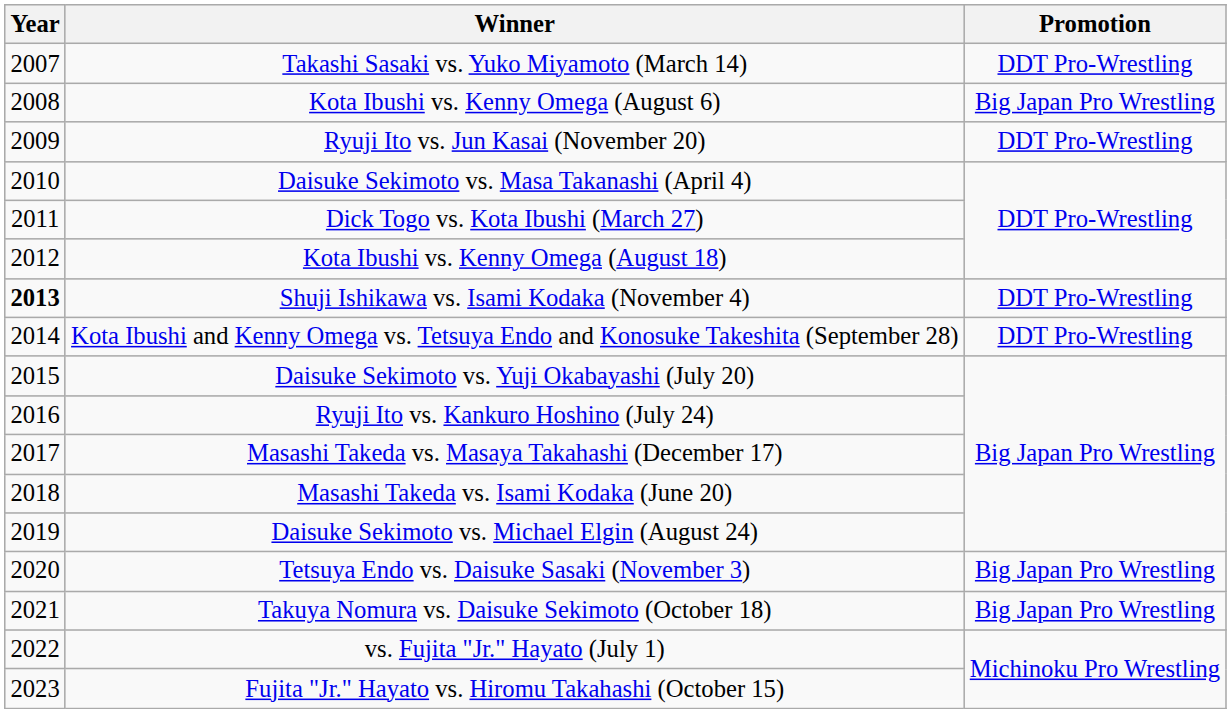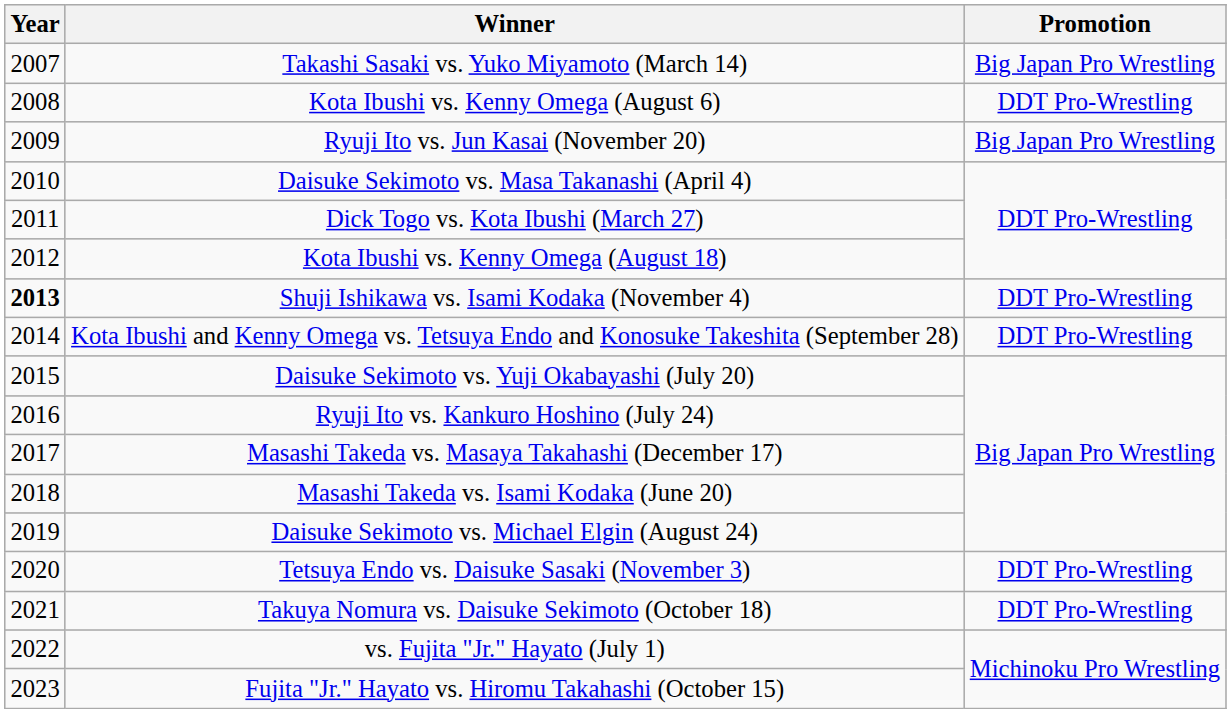(1095, 63) DDT Pro-Wrestling -> (1095, 63) Big Japan Pro Wrestling
(1095, 102) Big Japan Pro Wrestling -> (1095, 102) DDT Pro-Wrestling
(1095, 141) DDT Pro-Wrestling -> (1095, 141) Big Japan Pro Wrestling
(1095, 571) Big Japan Pro Wrestling -> (1095, 571) DDT Pro-Wrestling
(1095, 610) Big Japan Pro Wrestling -> (1095, 610) DDT Pro-Wrestling
